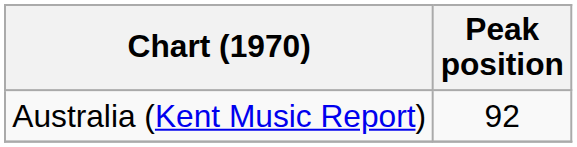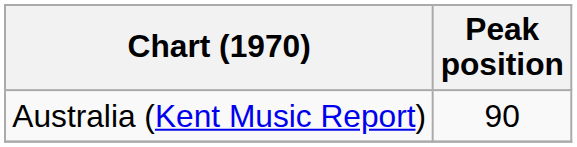(502, 115) 92 -> (502, 115) 90
